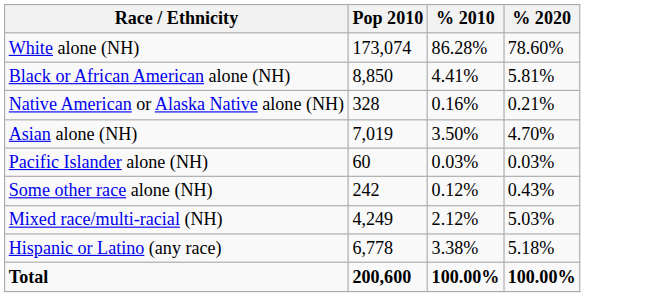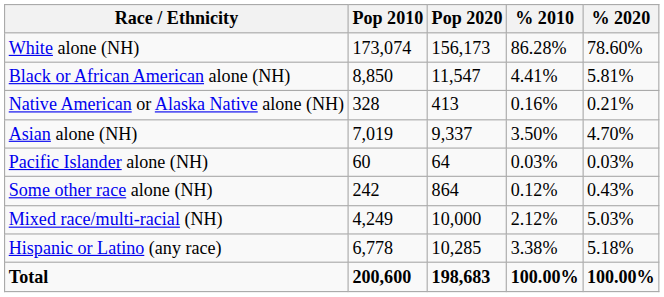+ column: (467, 18)
